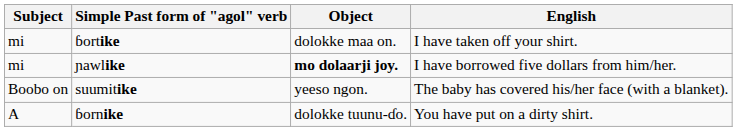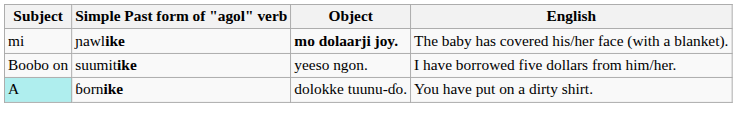- row: (97, 41)
(545, 65) I have borrowed five dollars from him/her. -> (571, 41) The baby has covered his/her face (with a blanket).
(571, 89) The baby has covered his/her face (with a blanket). -> (545, 65) I have borrowed five dollars from him/her.
(14, 114) no background -> (14, 89) paleturquoise background
